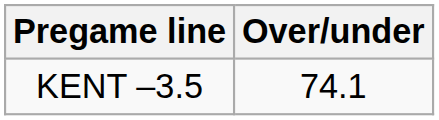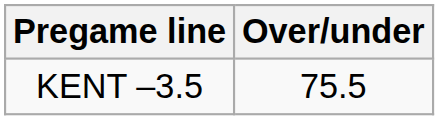(333, 85) 74.1 -> (333, 85) 75.5
